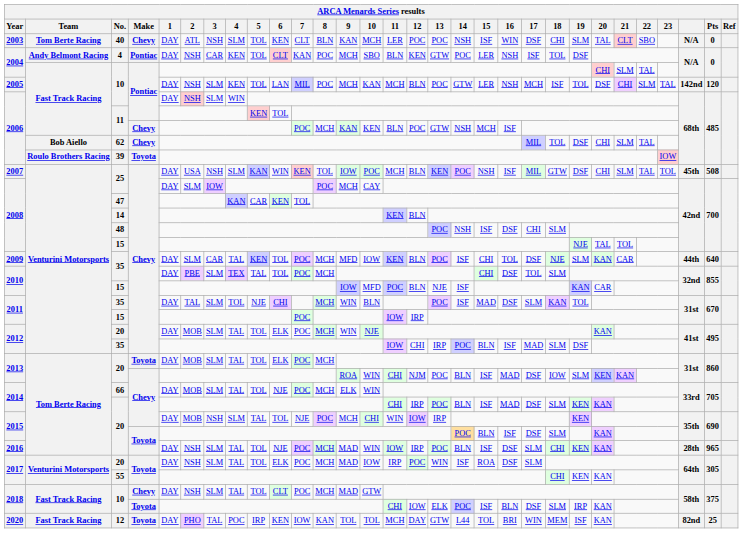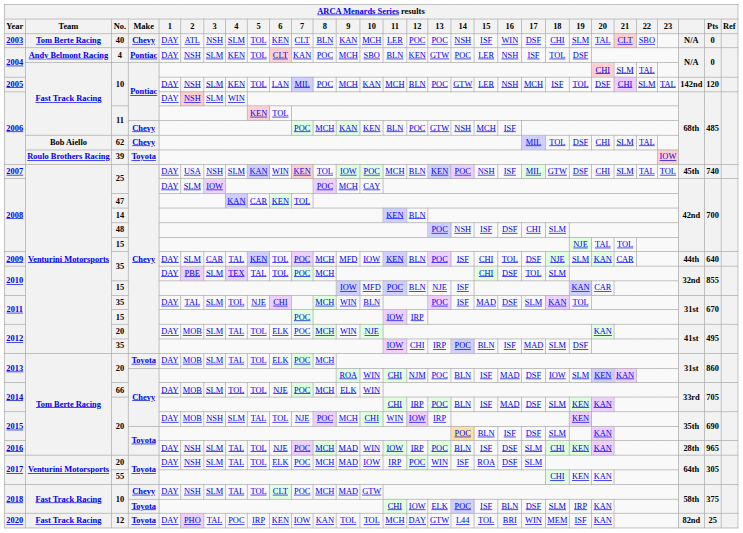(215, 55) CAR -> (215, 55) SLM
(713, 171) 508 -> (713, 171) 740
(236, 389) TAL -> (236, 389) TOL
